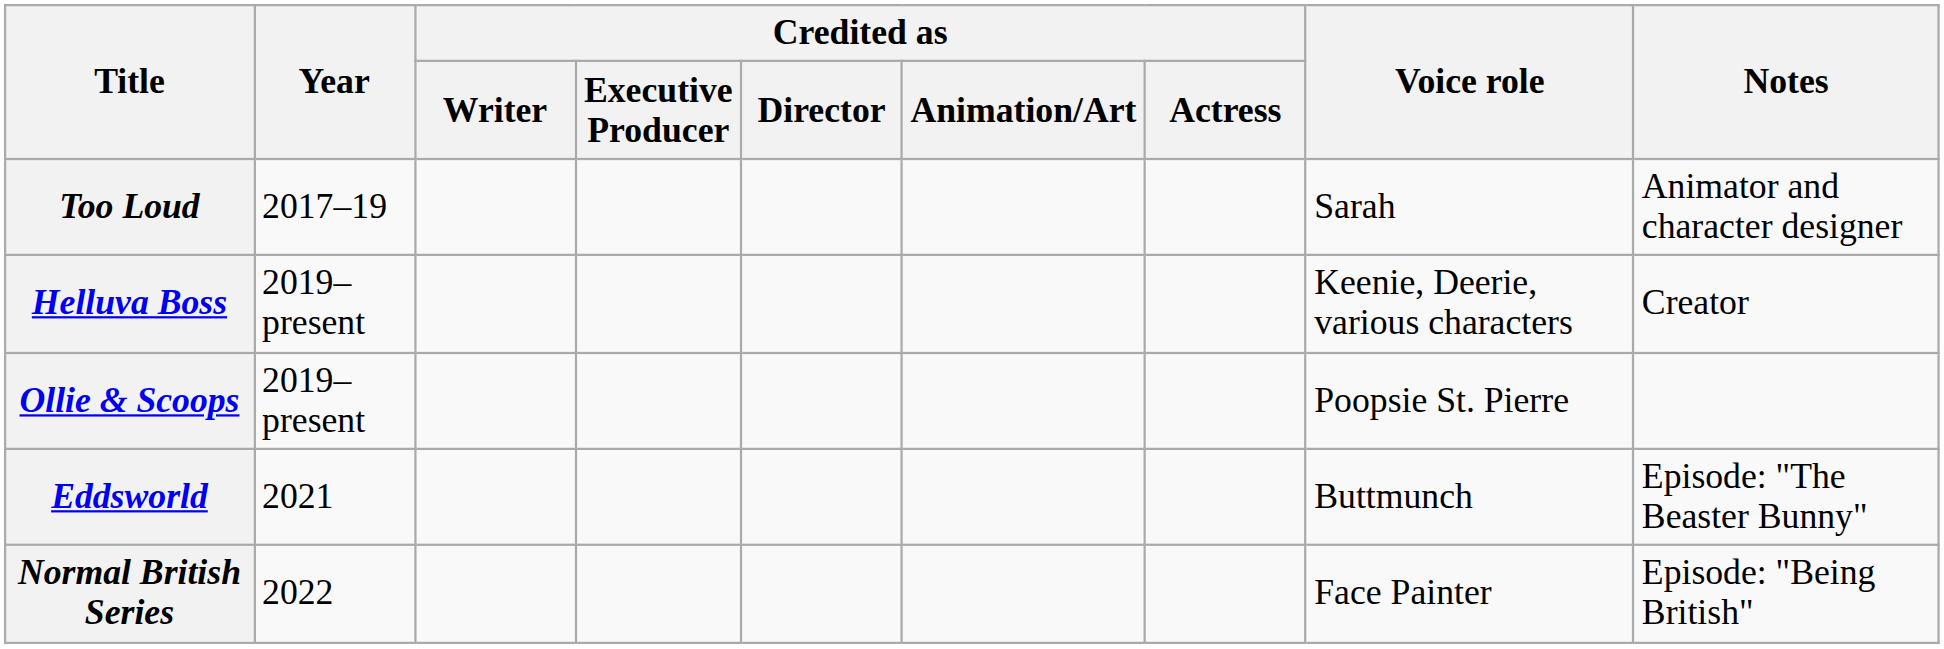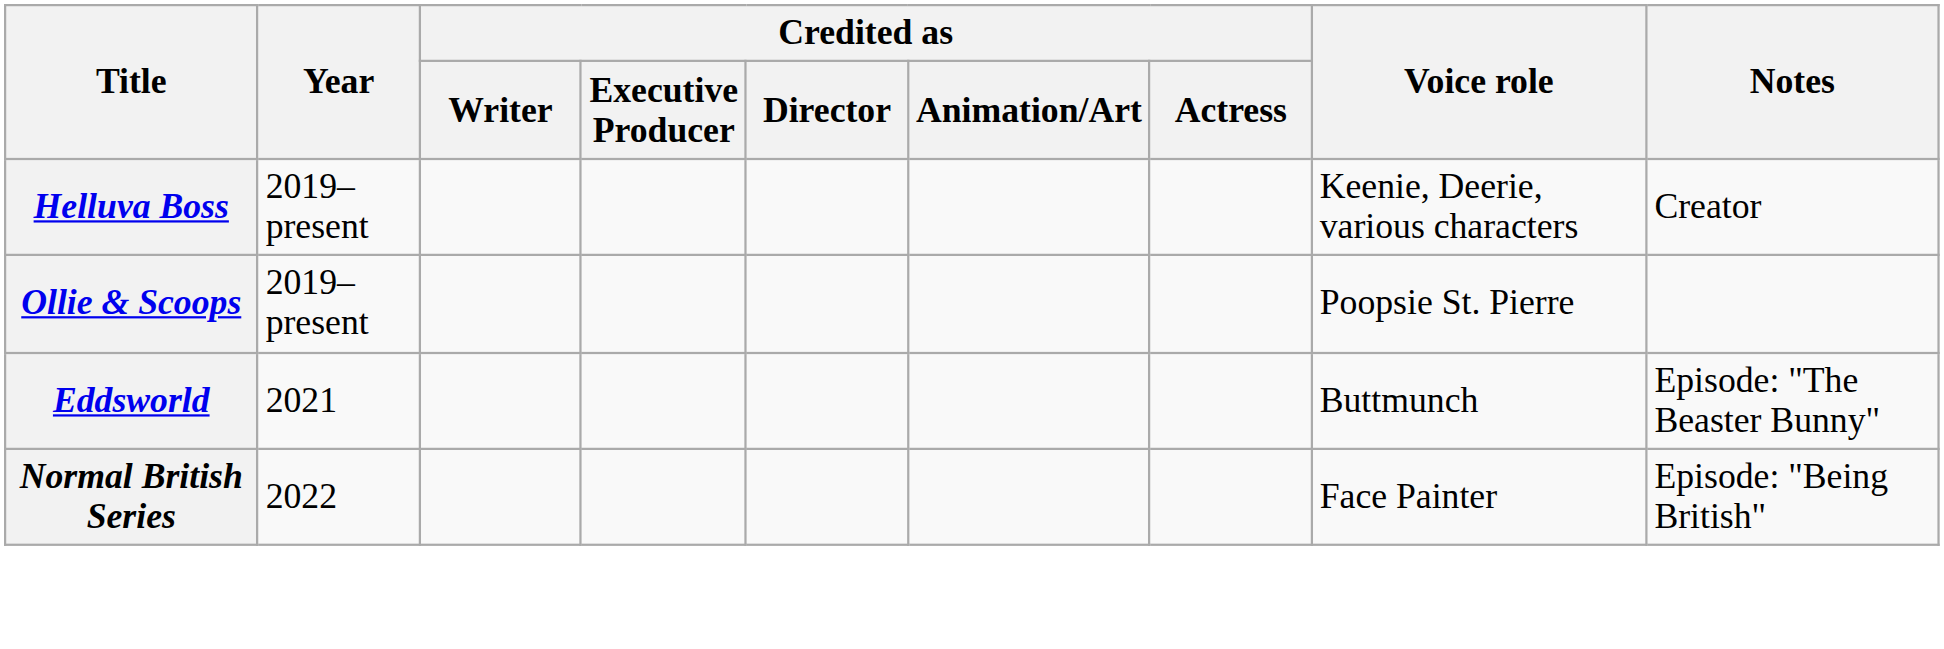- row: (129, 206)
